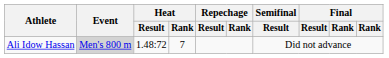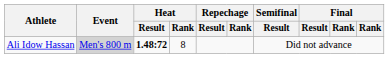(151, 45) normal -> (152, 45) bold
(182, 45) 7 -> (183, 45) 8
